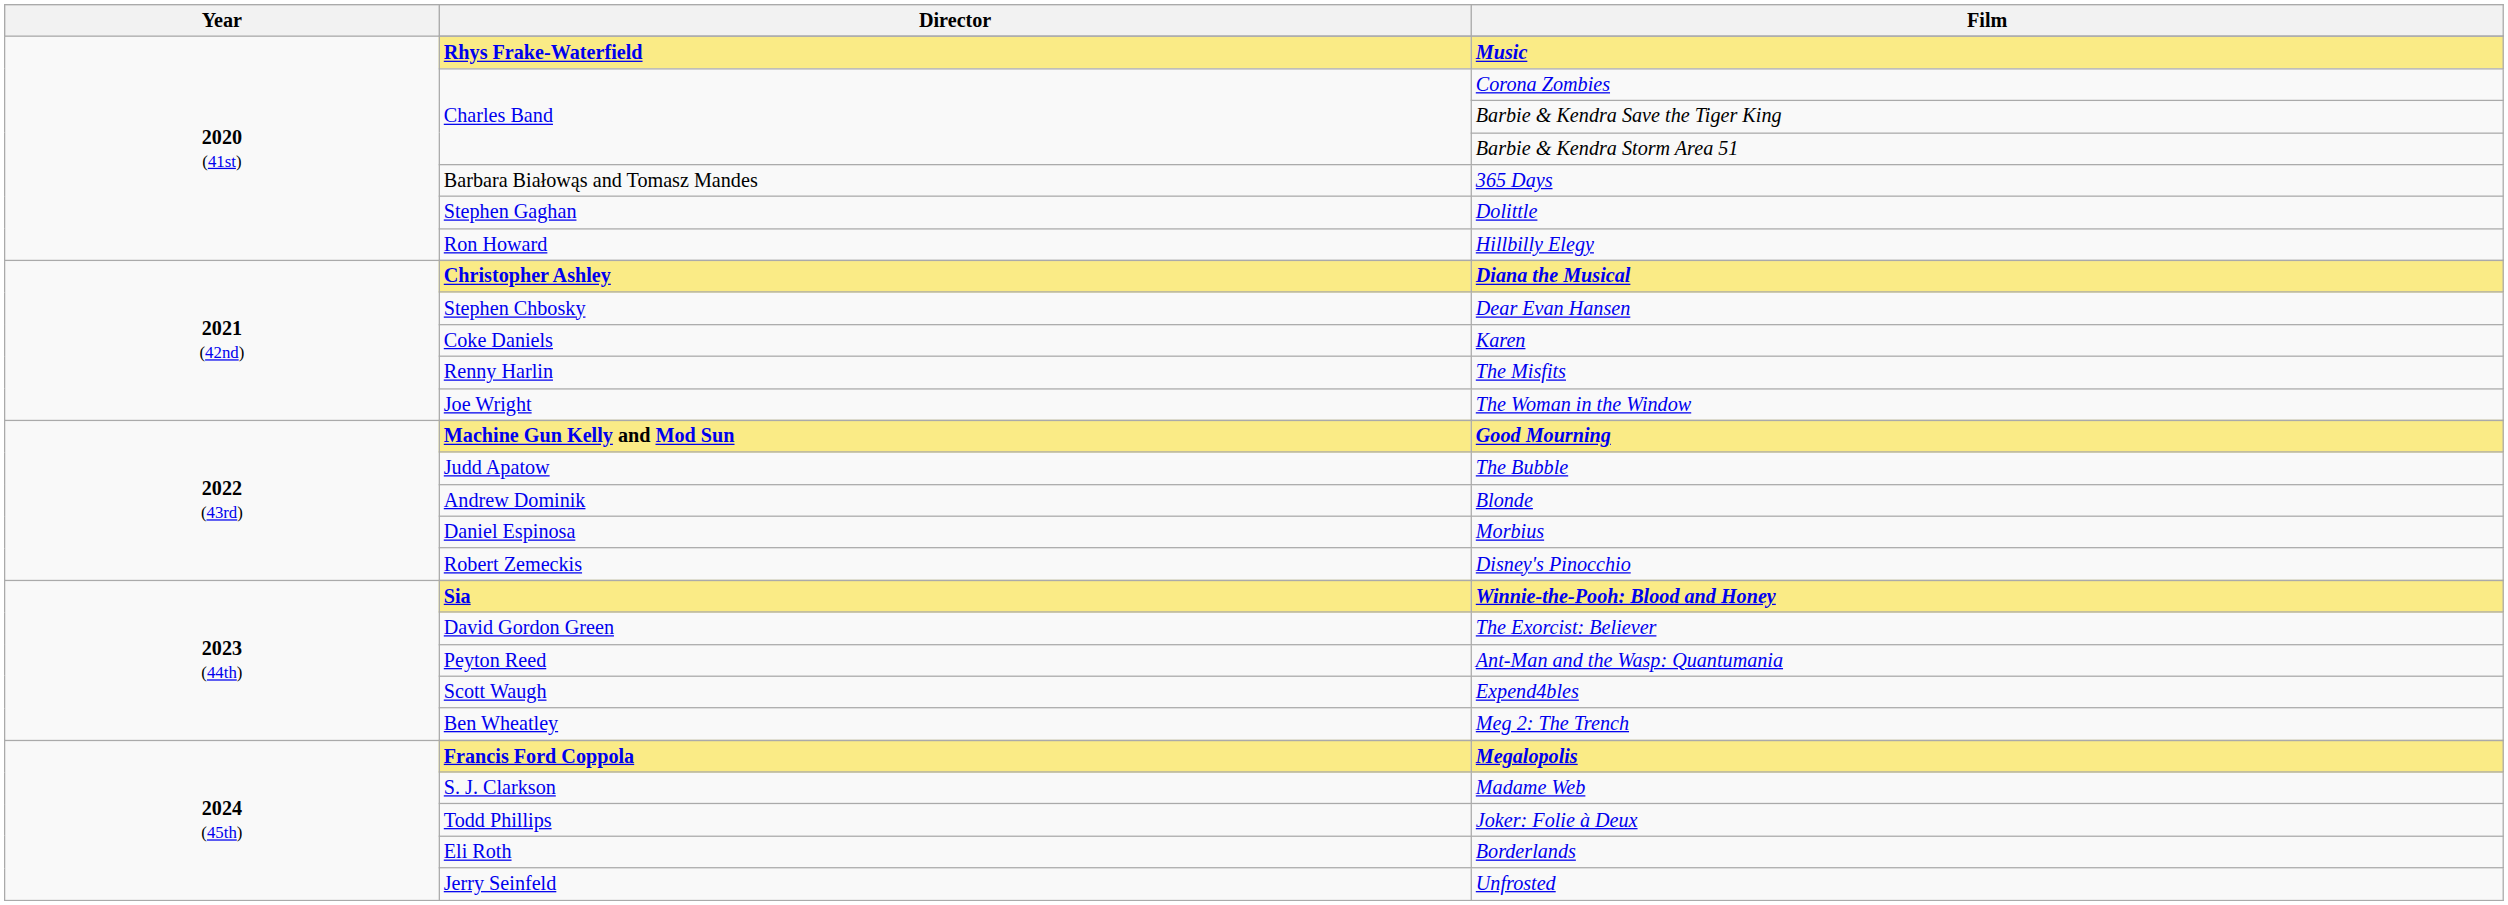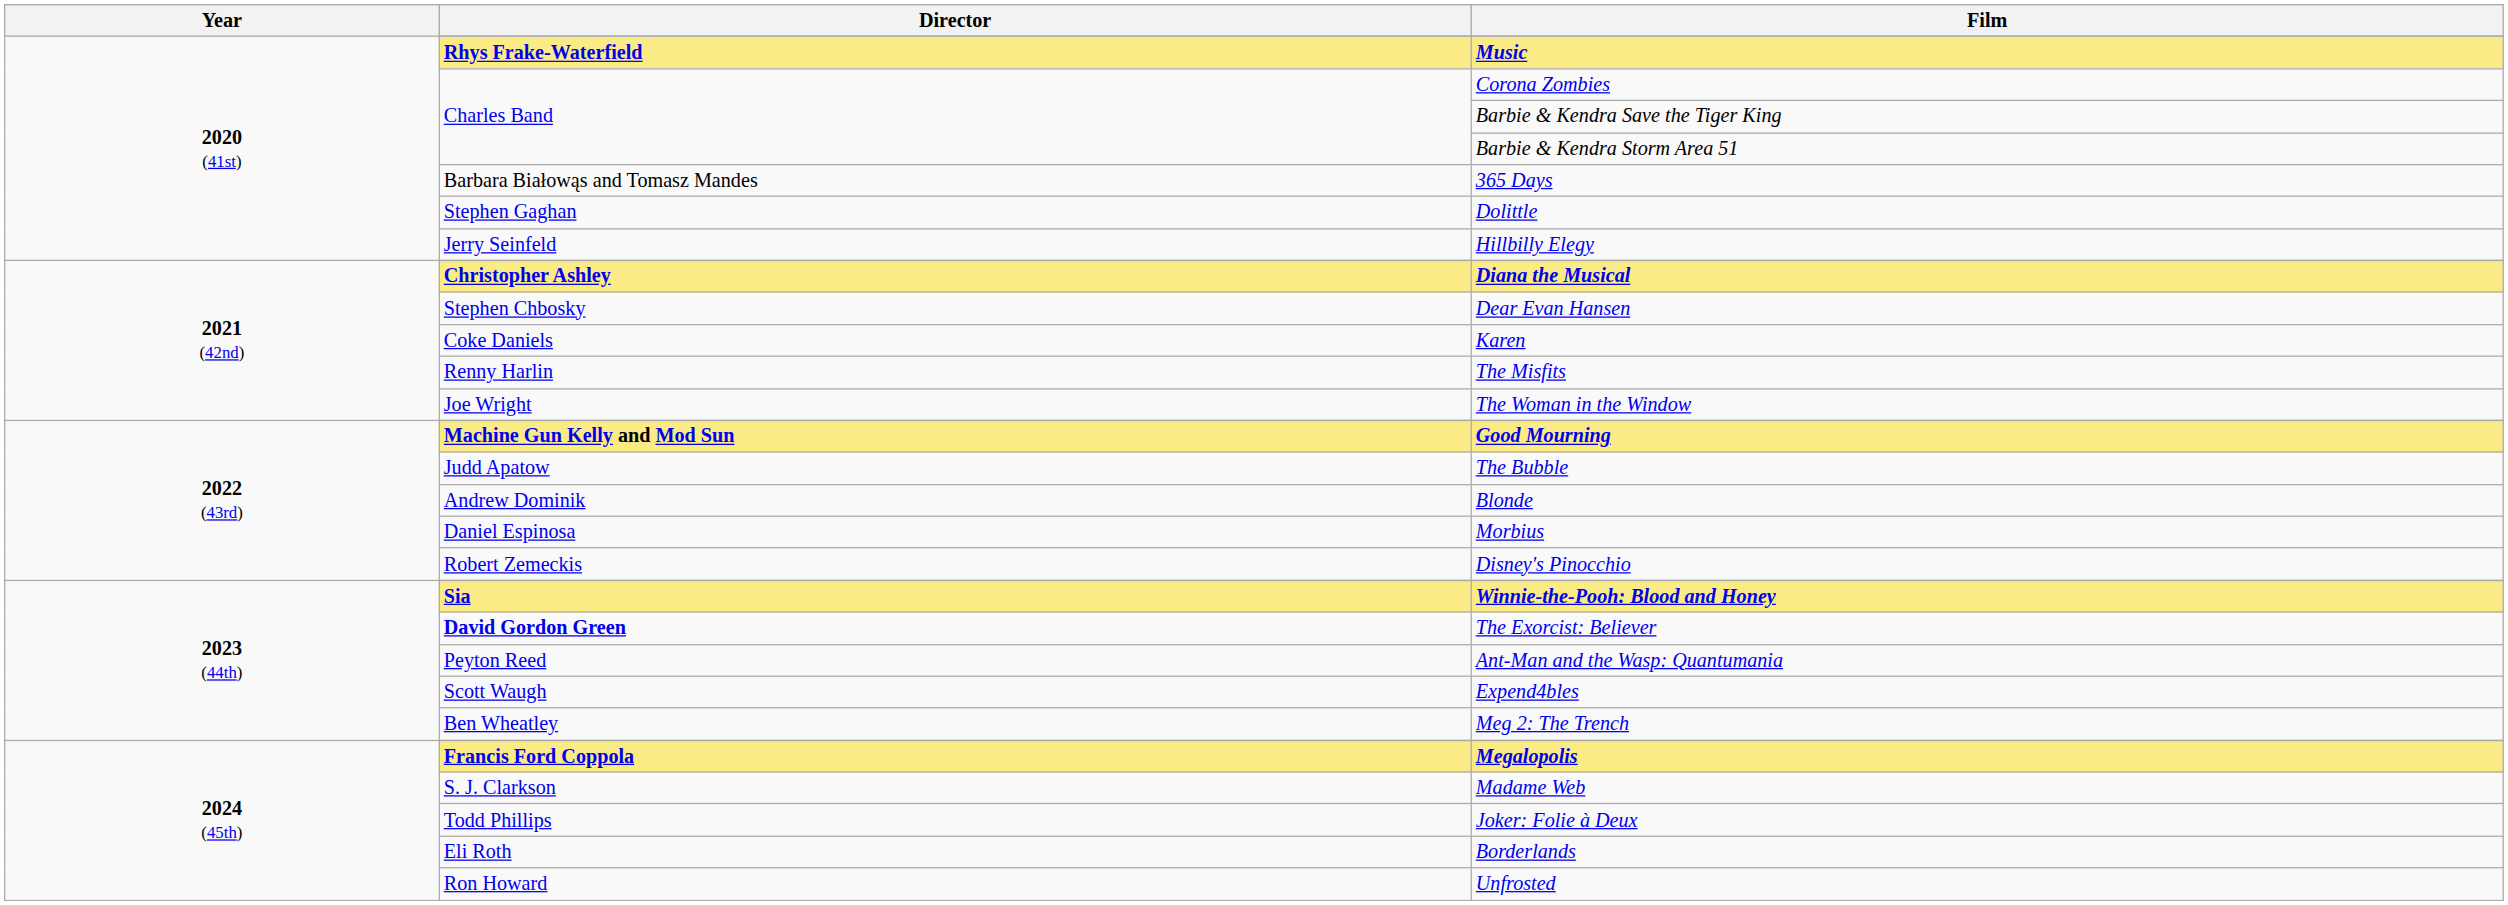(496, 244) Ron Howard -> (500, 244) Jerry Seinfeld
(529, 627) normal -> (535, 627) bold
(500, 883) Jerry Seinfeld -> (496, 883) Ron Howard
